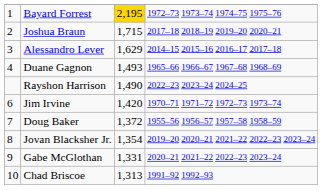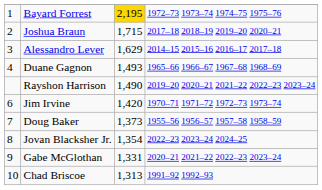(197, 85) 2022–23 2023–24 2024–25 -> (231, 85) 2019–20 2020–21 2021–22 2022–23 2023–24
(130, 121) 1,372 -> (130, 121) 1,373
(231, 139) 2019–20 2020–21 2021–22 2022–23 2023–24 -> (197, 139) 2022–23 2023–24 2024–25
